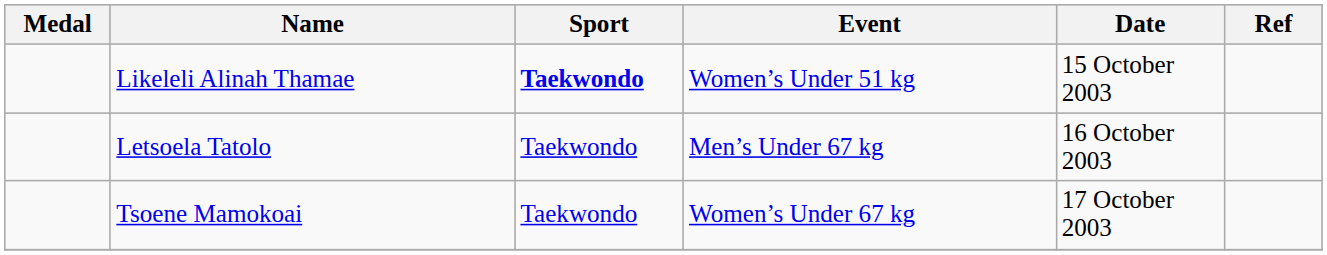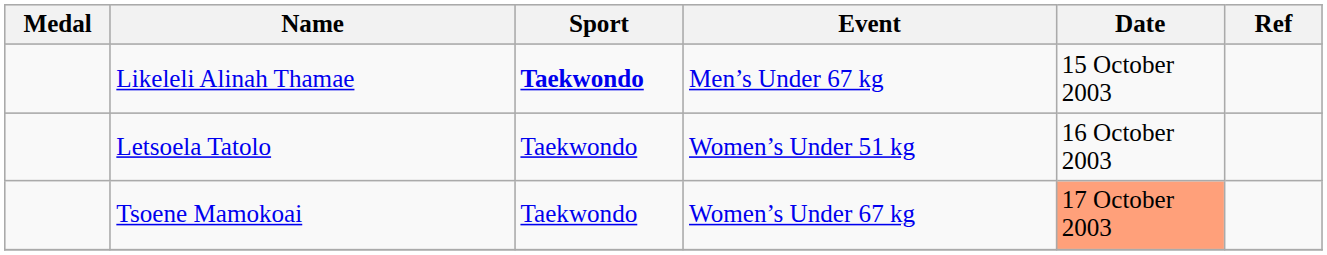(802, 78) Women’s Under 51 kg -> (786, 78) Men’s Under 67 kg
(786, 146) Men’s Under 67 kg -> (802, 146) Women’s Under 51 kg
(1118, 214) no background -> (1118, 214) lightsalmon background
